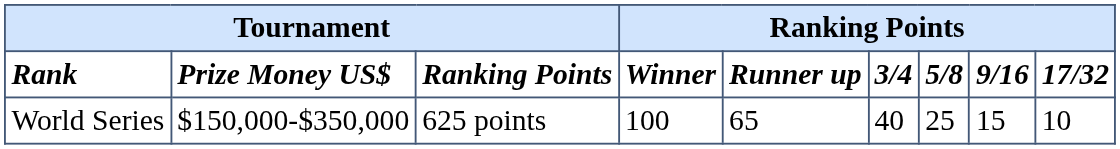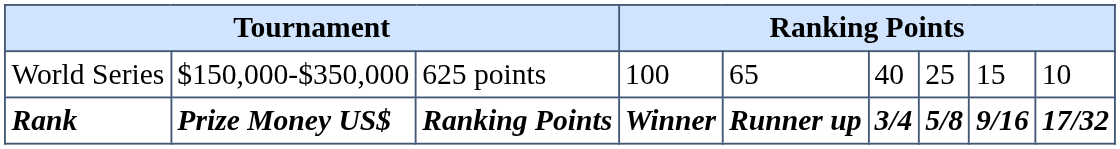rows swapped: (44, 73) <-> (88, 120)
